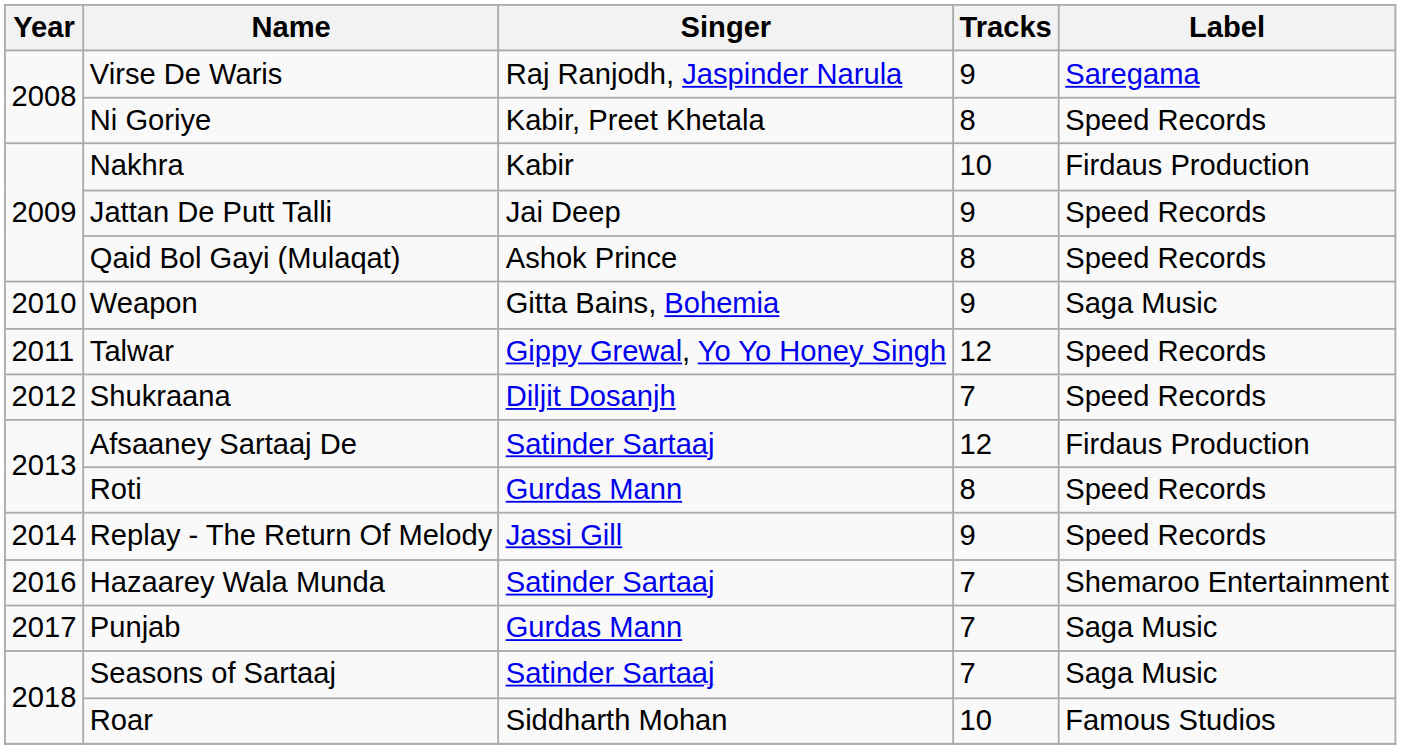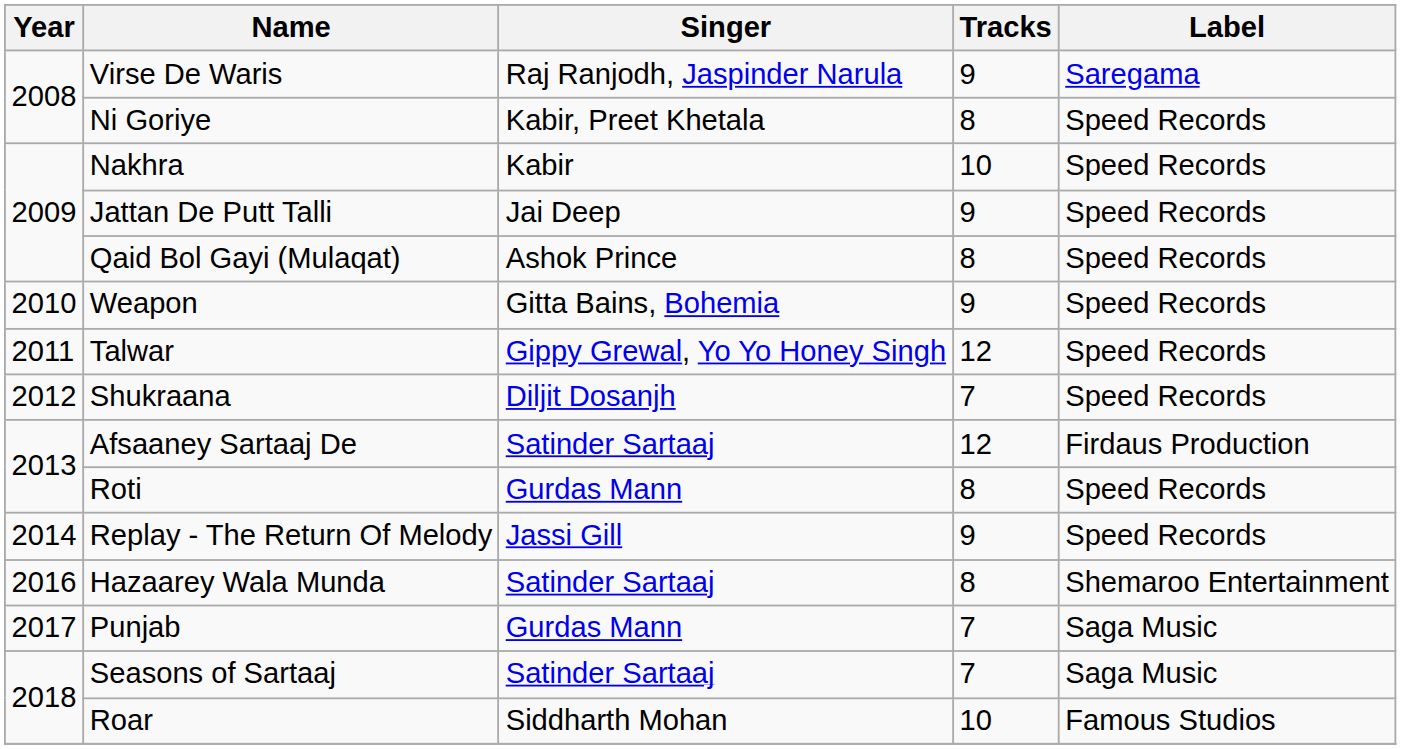(1187, 166) Firdaus Production -> (1166, 166) Speed Records
(1141, 304) Saga Music -> (1166, 304) Speed Records
(968, 581) 7 -> (968, 581) 8
